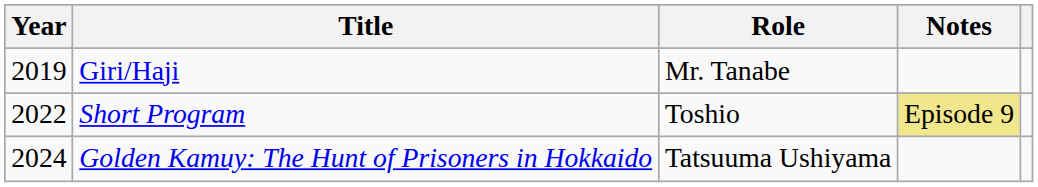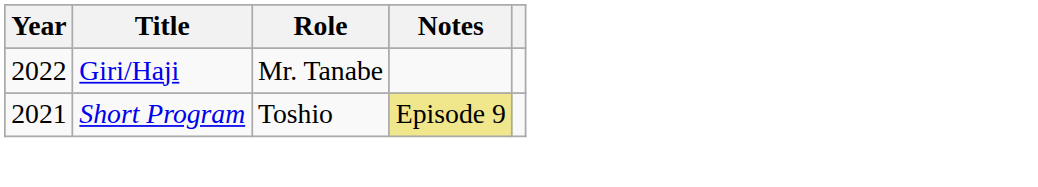(39, 70) 2019 -> (39, 70) 2022
(39, 114) 2022 -> (39, 114) 2021
- row: (366, 158)
